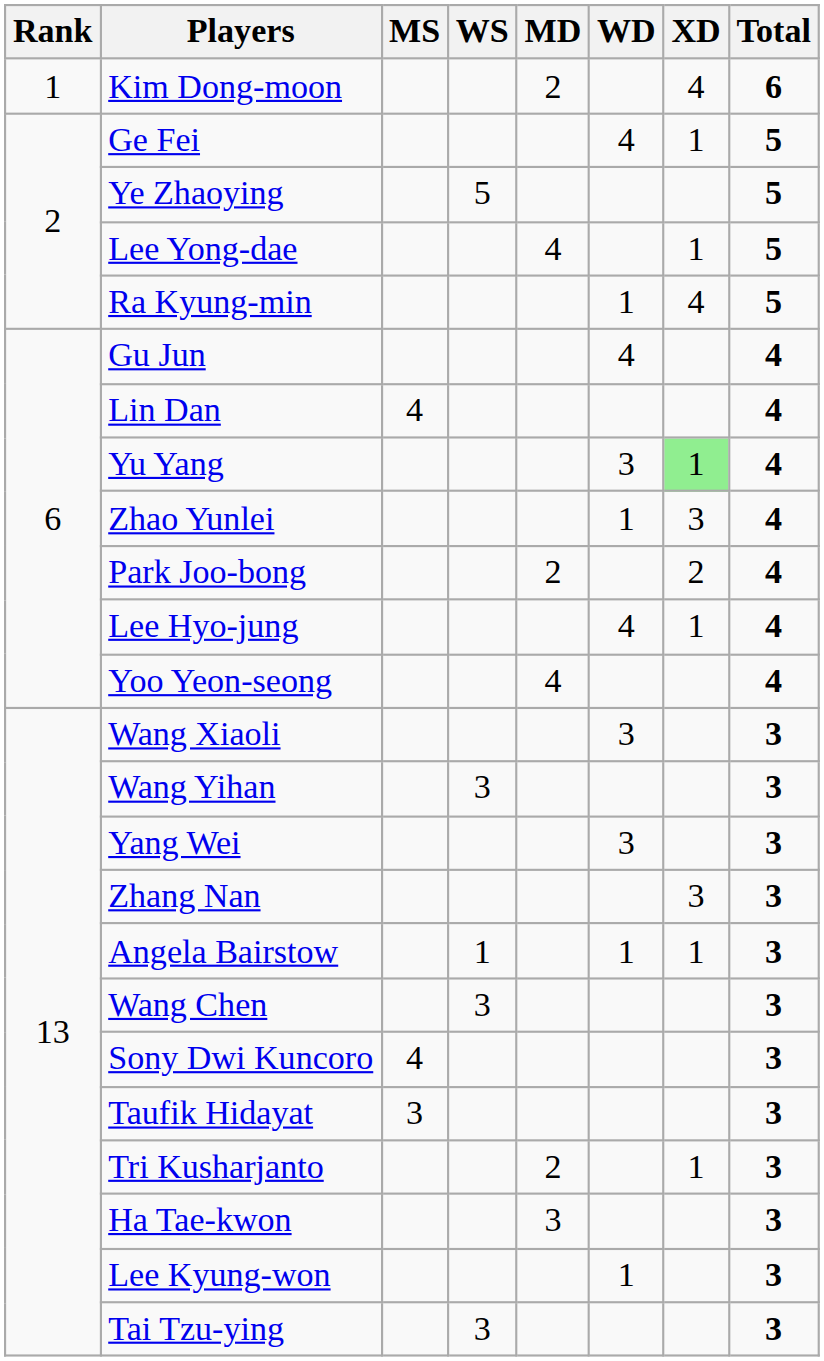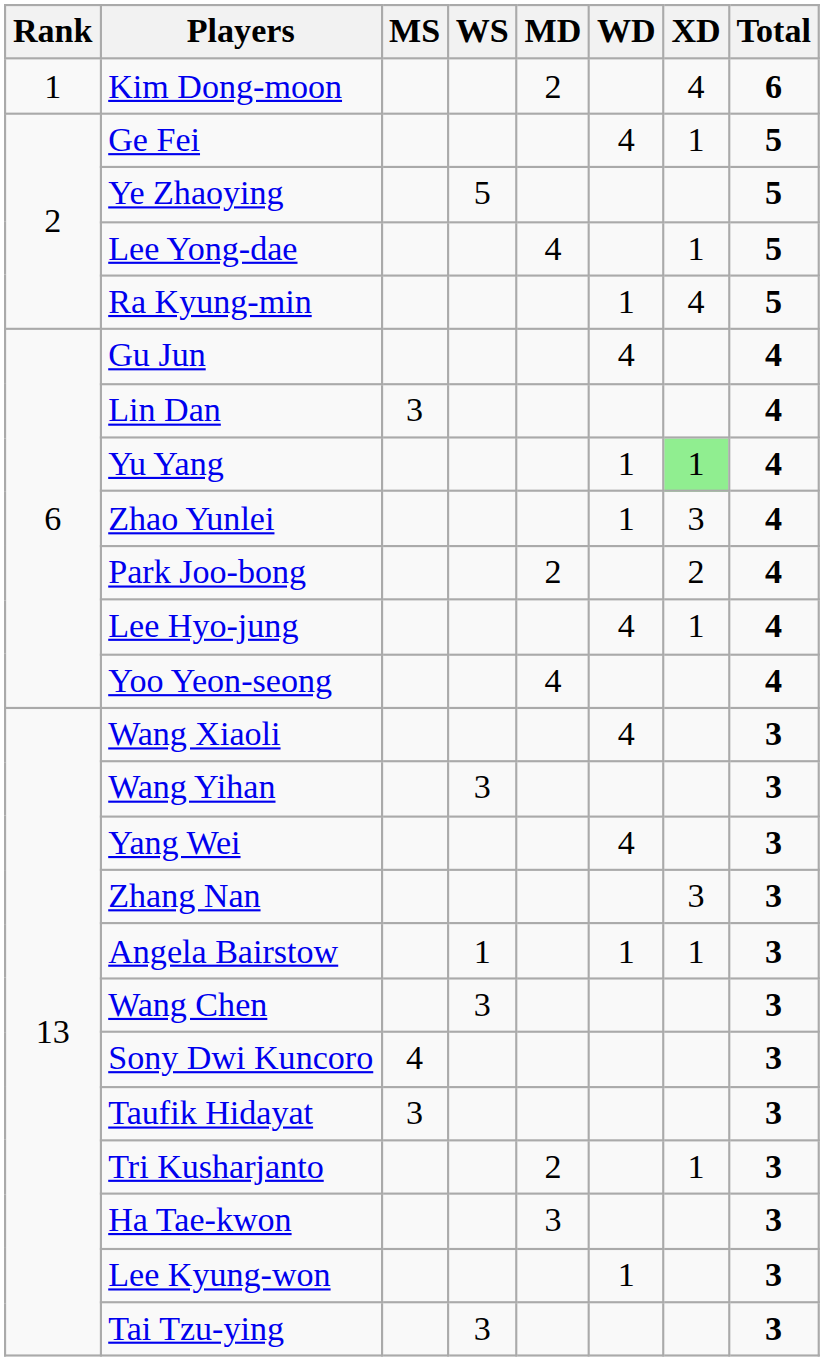(415, 409) 4 -> (415, 409) 3
(626, 463) 3 -> (626, 463) 1
(626, 734) 3 -> (626, 734) 4
(626, 842) 3 -> (626, 842) 4
